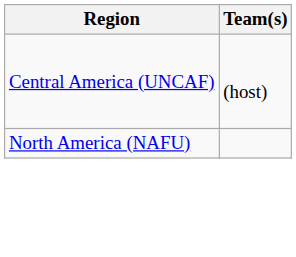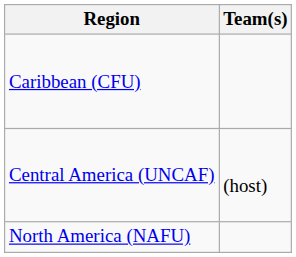+ row: (75, 81)
